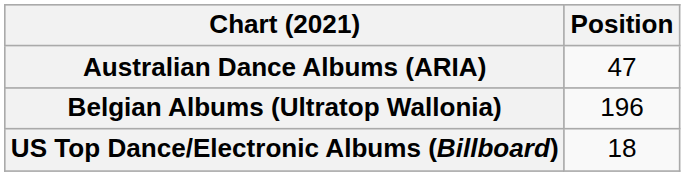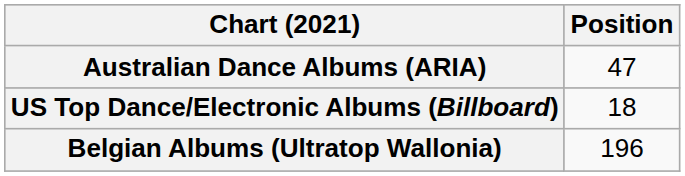rows swapped: (285, 107) <-> (285, 149)
